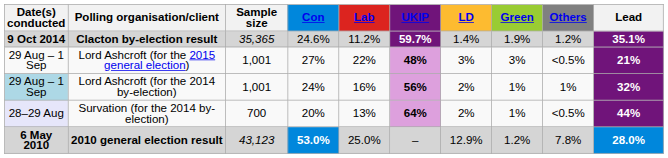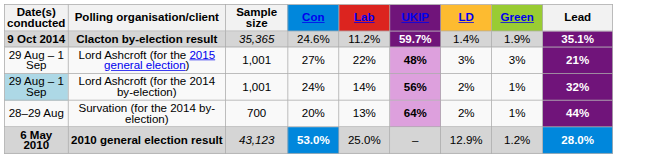- column: (568, 18)
(364, 87) 16% -> (364, 87) 14%
(36, 113) lavender background -> (36, 113) no background
